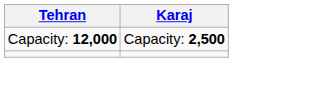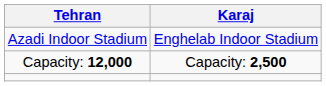+ row: (77, 39)
